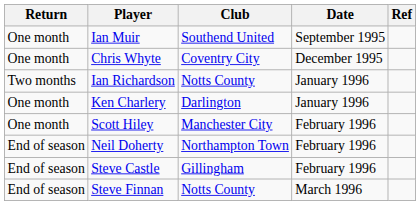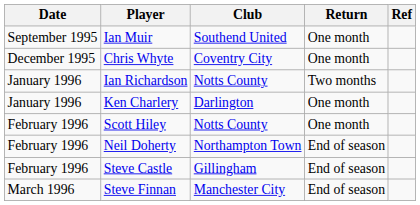columns swapped: (340, 15) <-> (46, 15)
(227, 124) Manchester City -> (231, 124) Notts County
(218, 189) Notts County -> (239, 189) Manchester City
